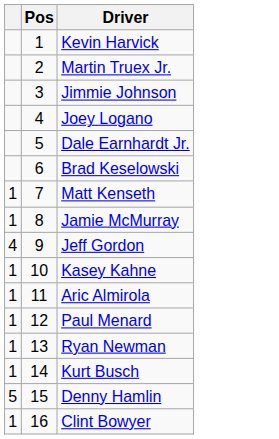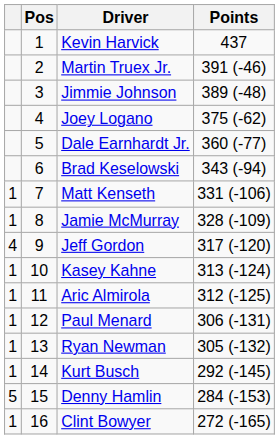+ column: (234, 17)
